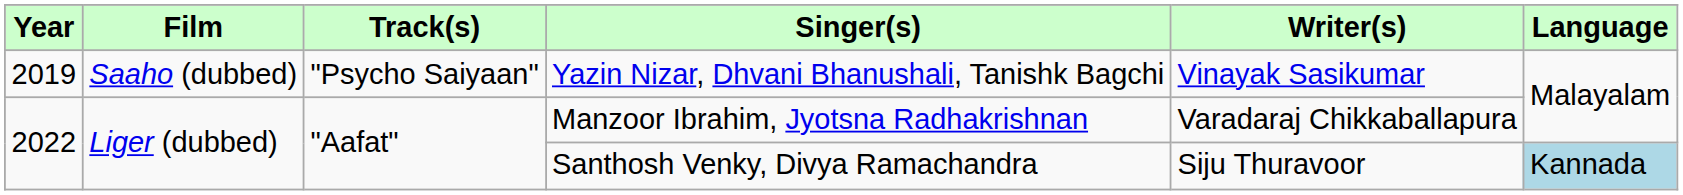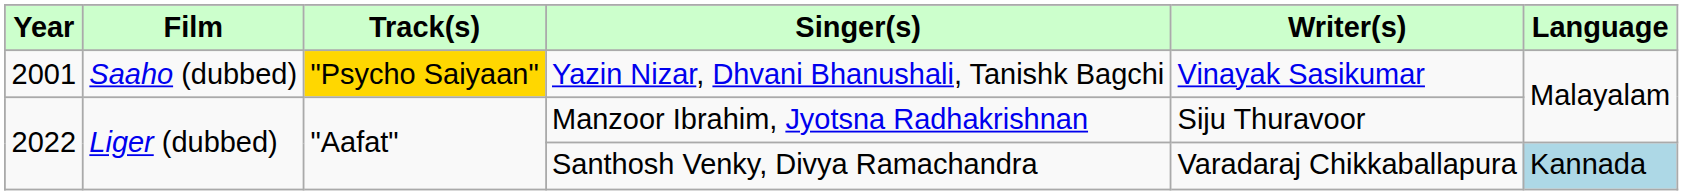(44, 73) 2019 -> (44, 73) 2001
(425, 73) no background -> (425, 73) gold background
(1347, 119) Varadaraj Chikkaballapura -> (1272, 119) Siju Thuravoor
(1272, 165) Siju Thuravoor -> (1347, 165) Varadaraj Chikkaballapura
